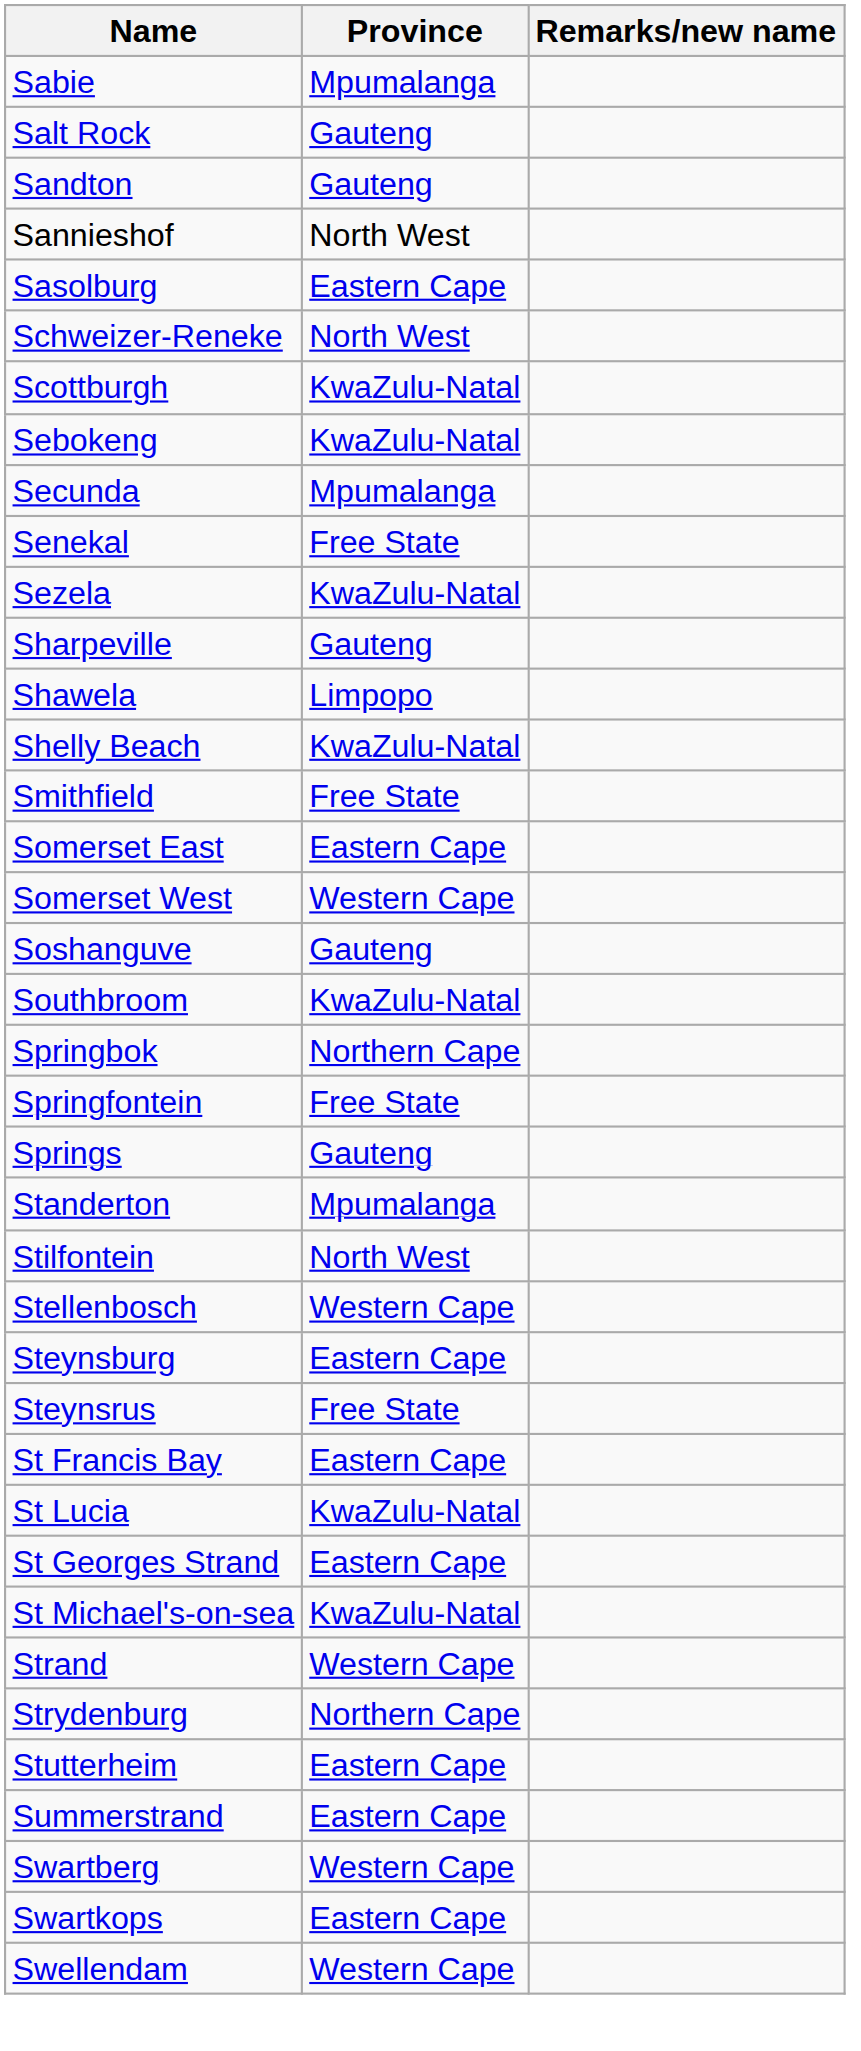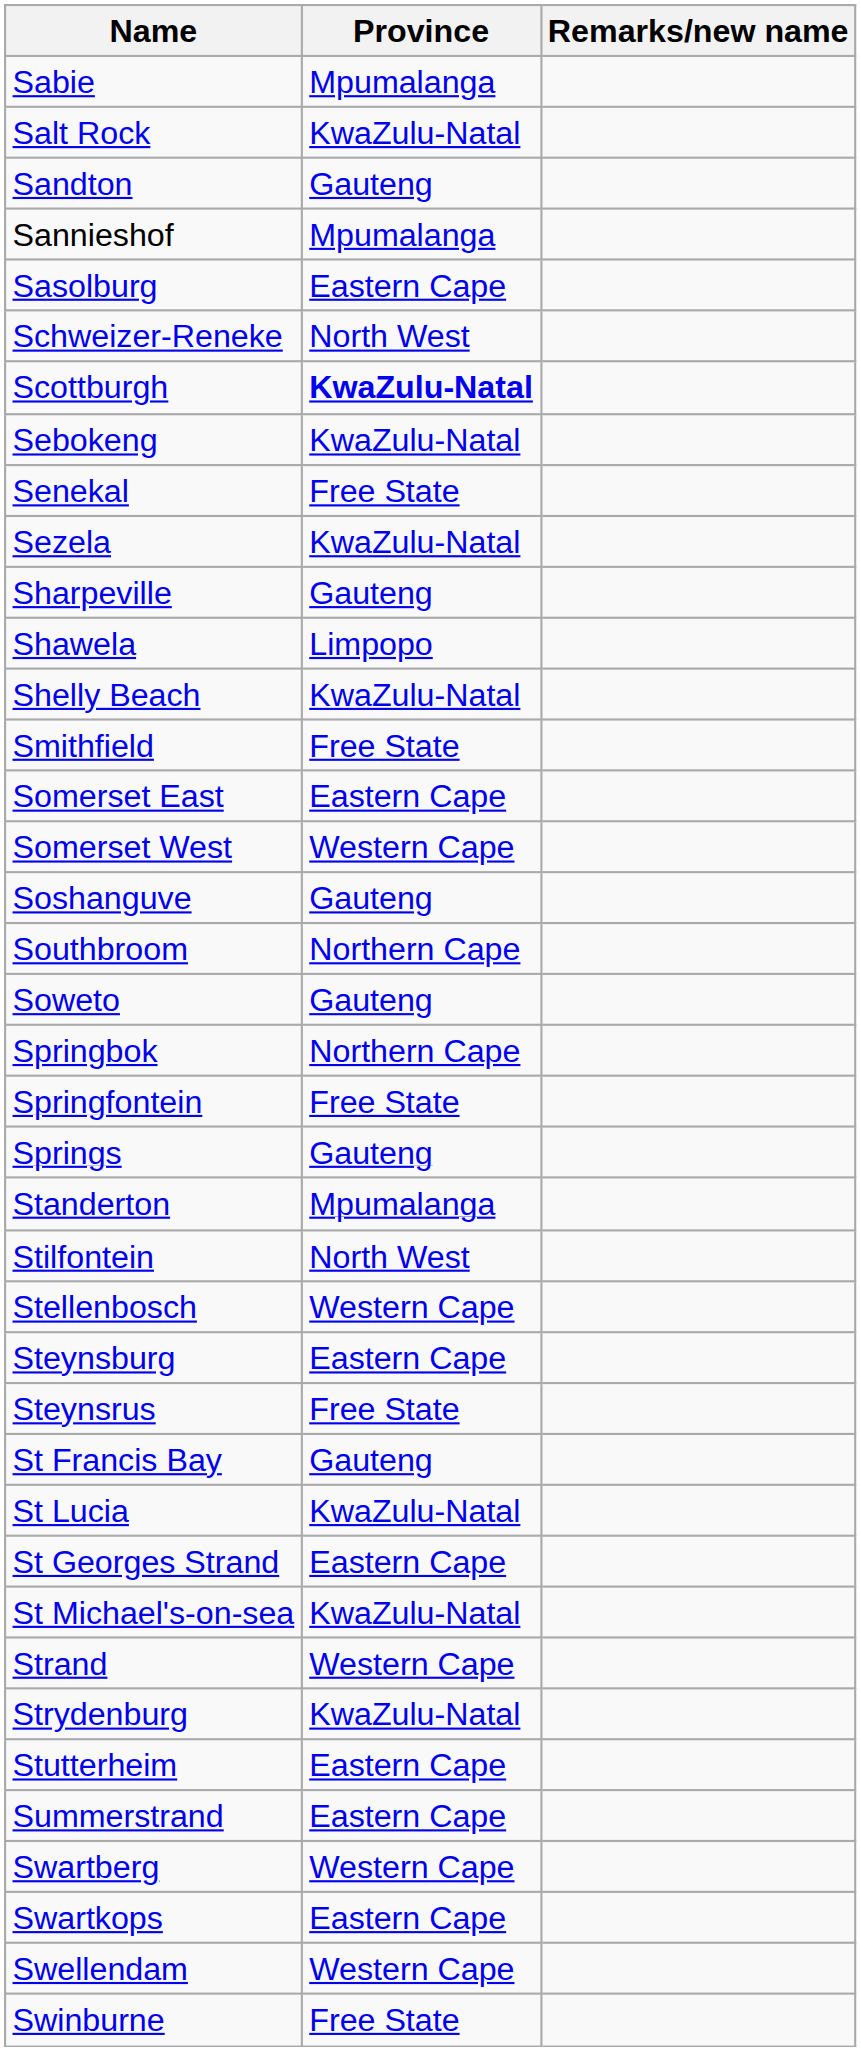(371, 133) Gauteng -> (415, 133) KwaZulu-Natal
(389, 235) North West -> (402, 235) Mpumalanga
(415, 388) normal -> (421, 388) bold
- row: (76, 490)
(415, 1000) KwaZulu-Natal -> (415, 949) Northern Cape
+ row: (66, 1000)
(408, 1459) Eastern Cape -> (371, 1459) Gauteng
(415, 1714) Northern Cape -> (415, 1714) KwaZulu-Natal
+ row: (89, 2020)
